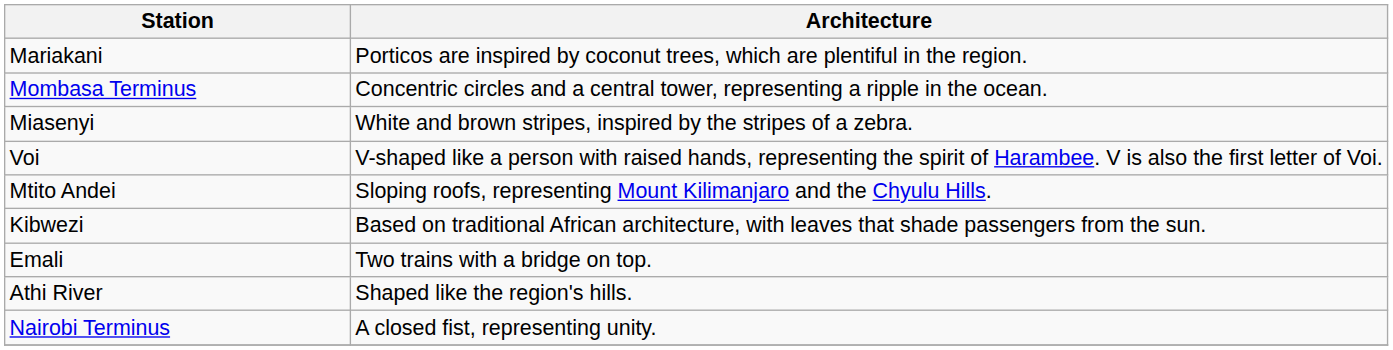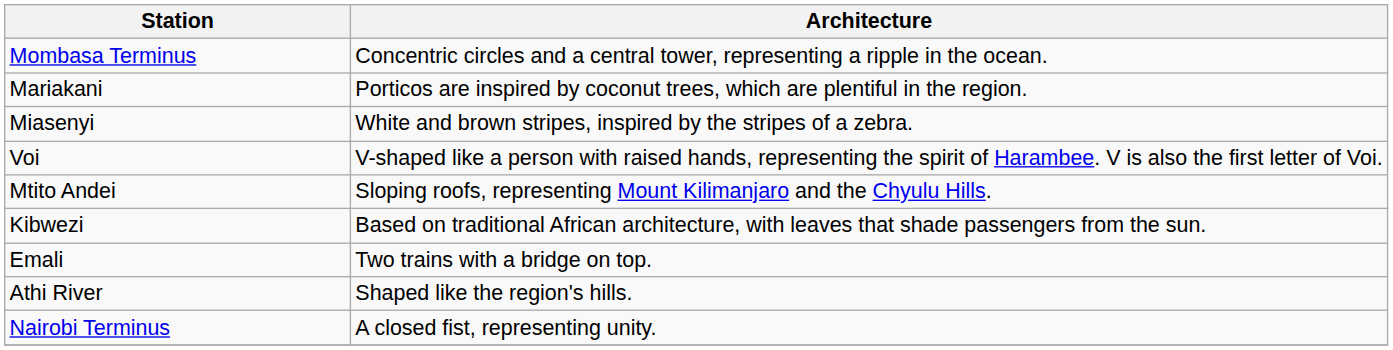rows swapped: (103, 89) <-> (56, 55)
